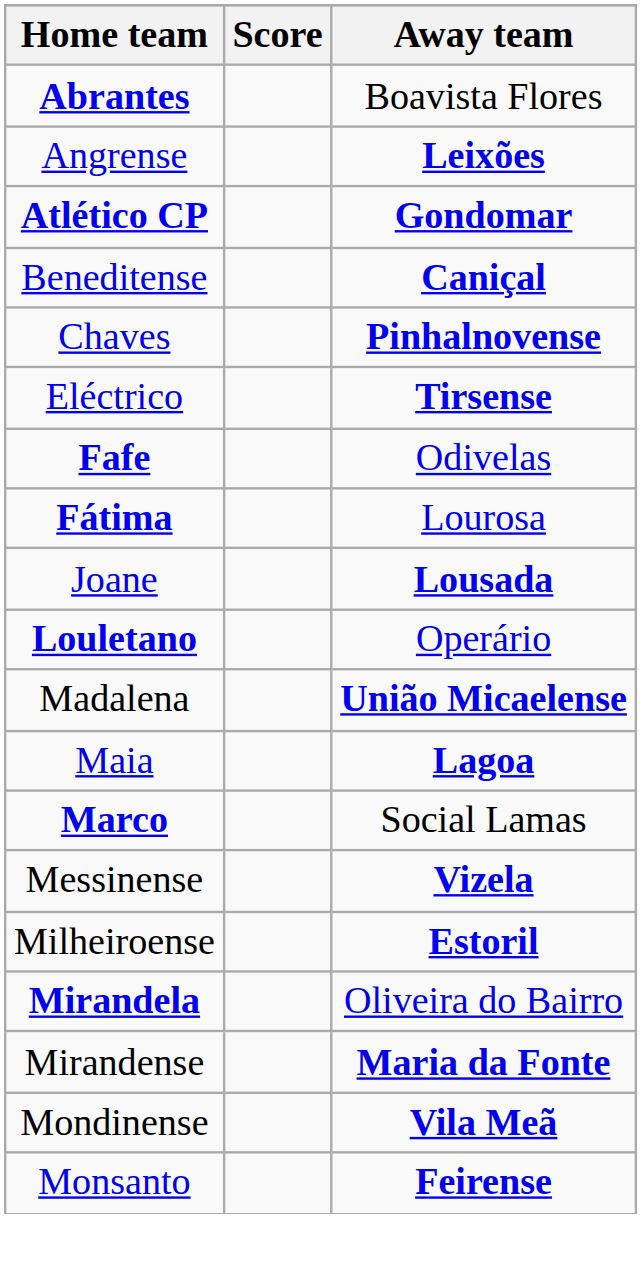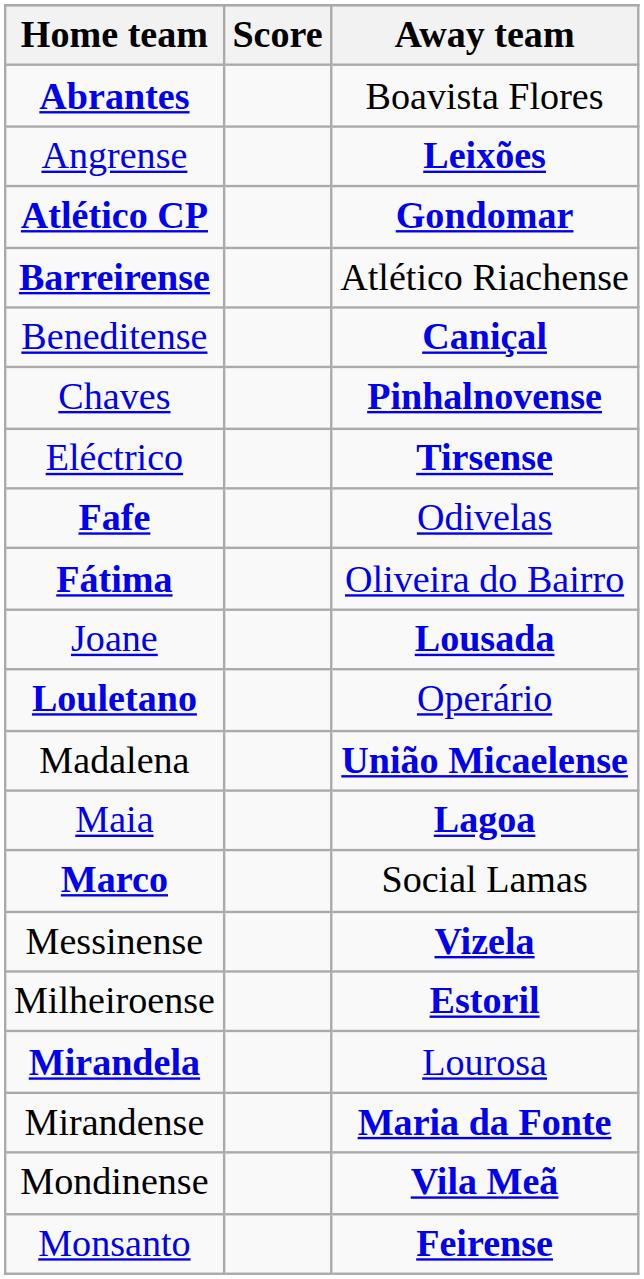+ row: (114, 276)
(484, 517) Lourosa -> (485, 578) Oliveira do Bairro
(484, 1000) Oliveira do Bairro -> (485, 1061) Lourosa
